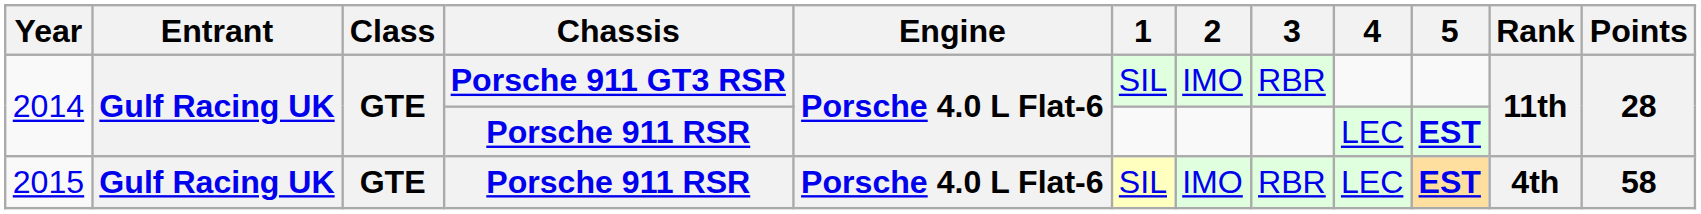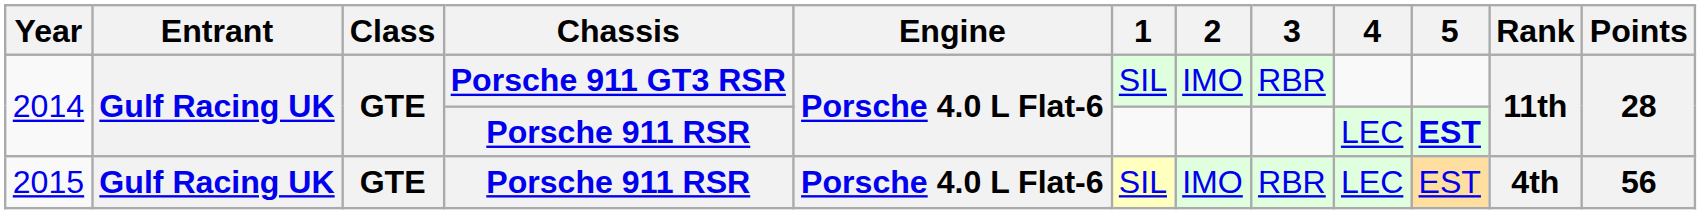(1450, 182) bold -> (1450, 182) normal
(1639, 182) 58 -> (1639, 182) 56
